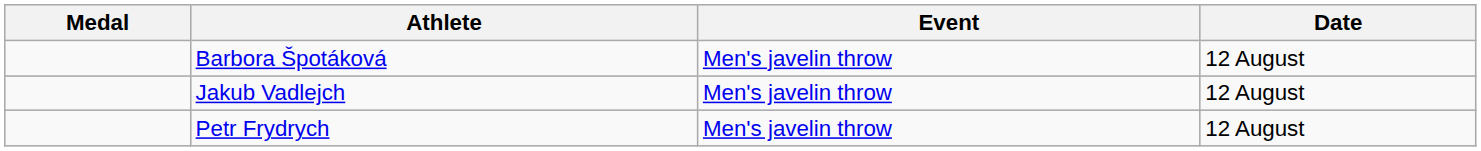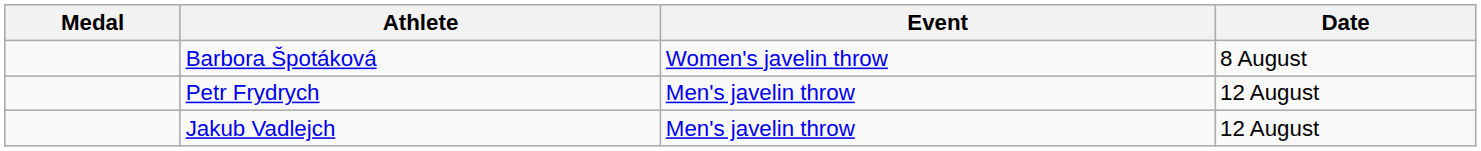(797, 58) Men's javelin throw -> (777, 58) Women's javelin throw
(1255, 58) 12 August -> (1263, 58) 8 August
rows swapped: (270, 93) <-> (263, 129)
